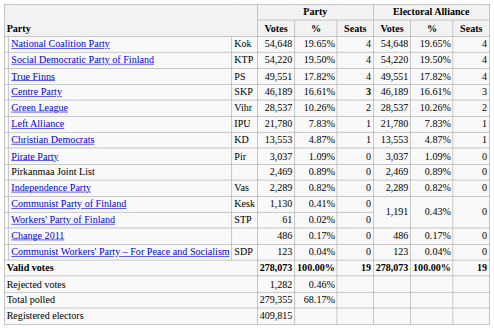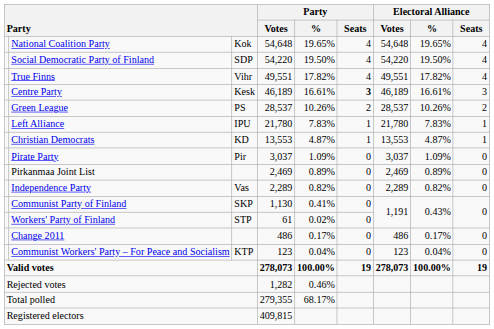(244, 60) KTP -> (244, 60) SDP
(240, 76) PS -> (243, 76) Vihr
(244, 92) SKP -> (245, 92) Kesk
(243, 108) Vihr -> (240, 108) PS
(245, 204) Kesk -> (244, 204) SKP
(244, 252) SDP -> (244, 252) KTP
